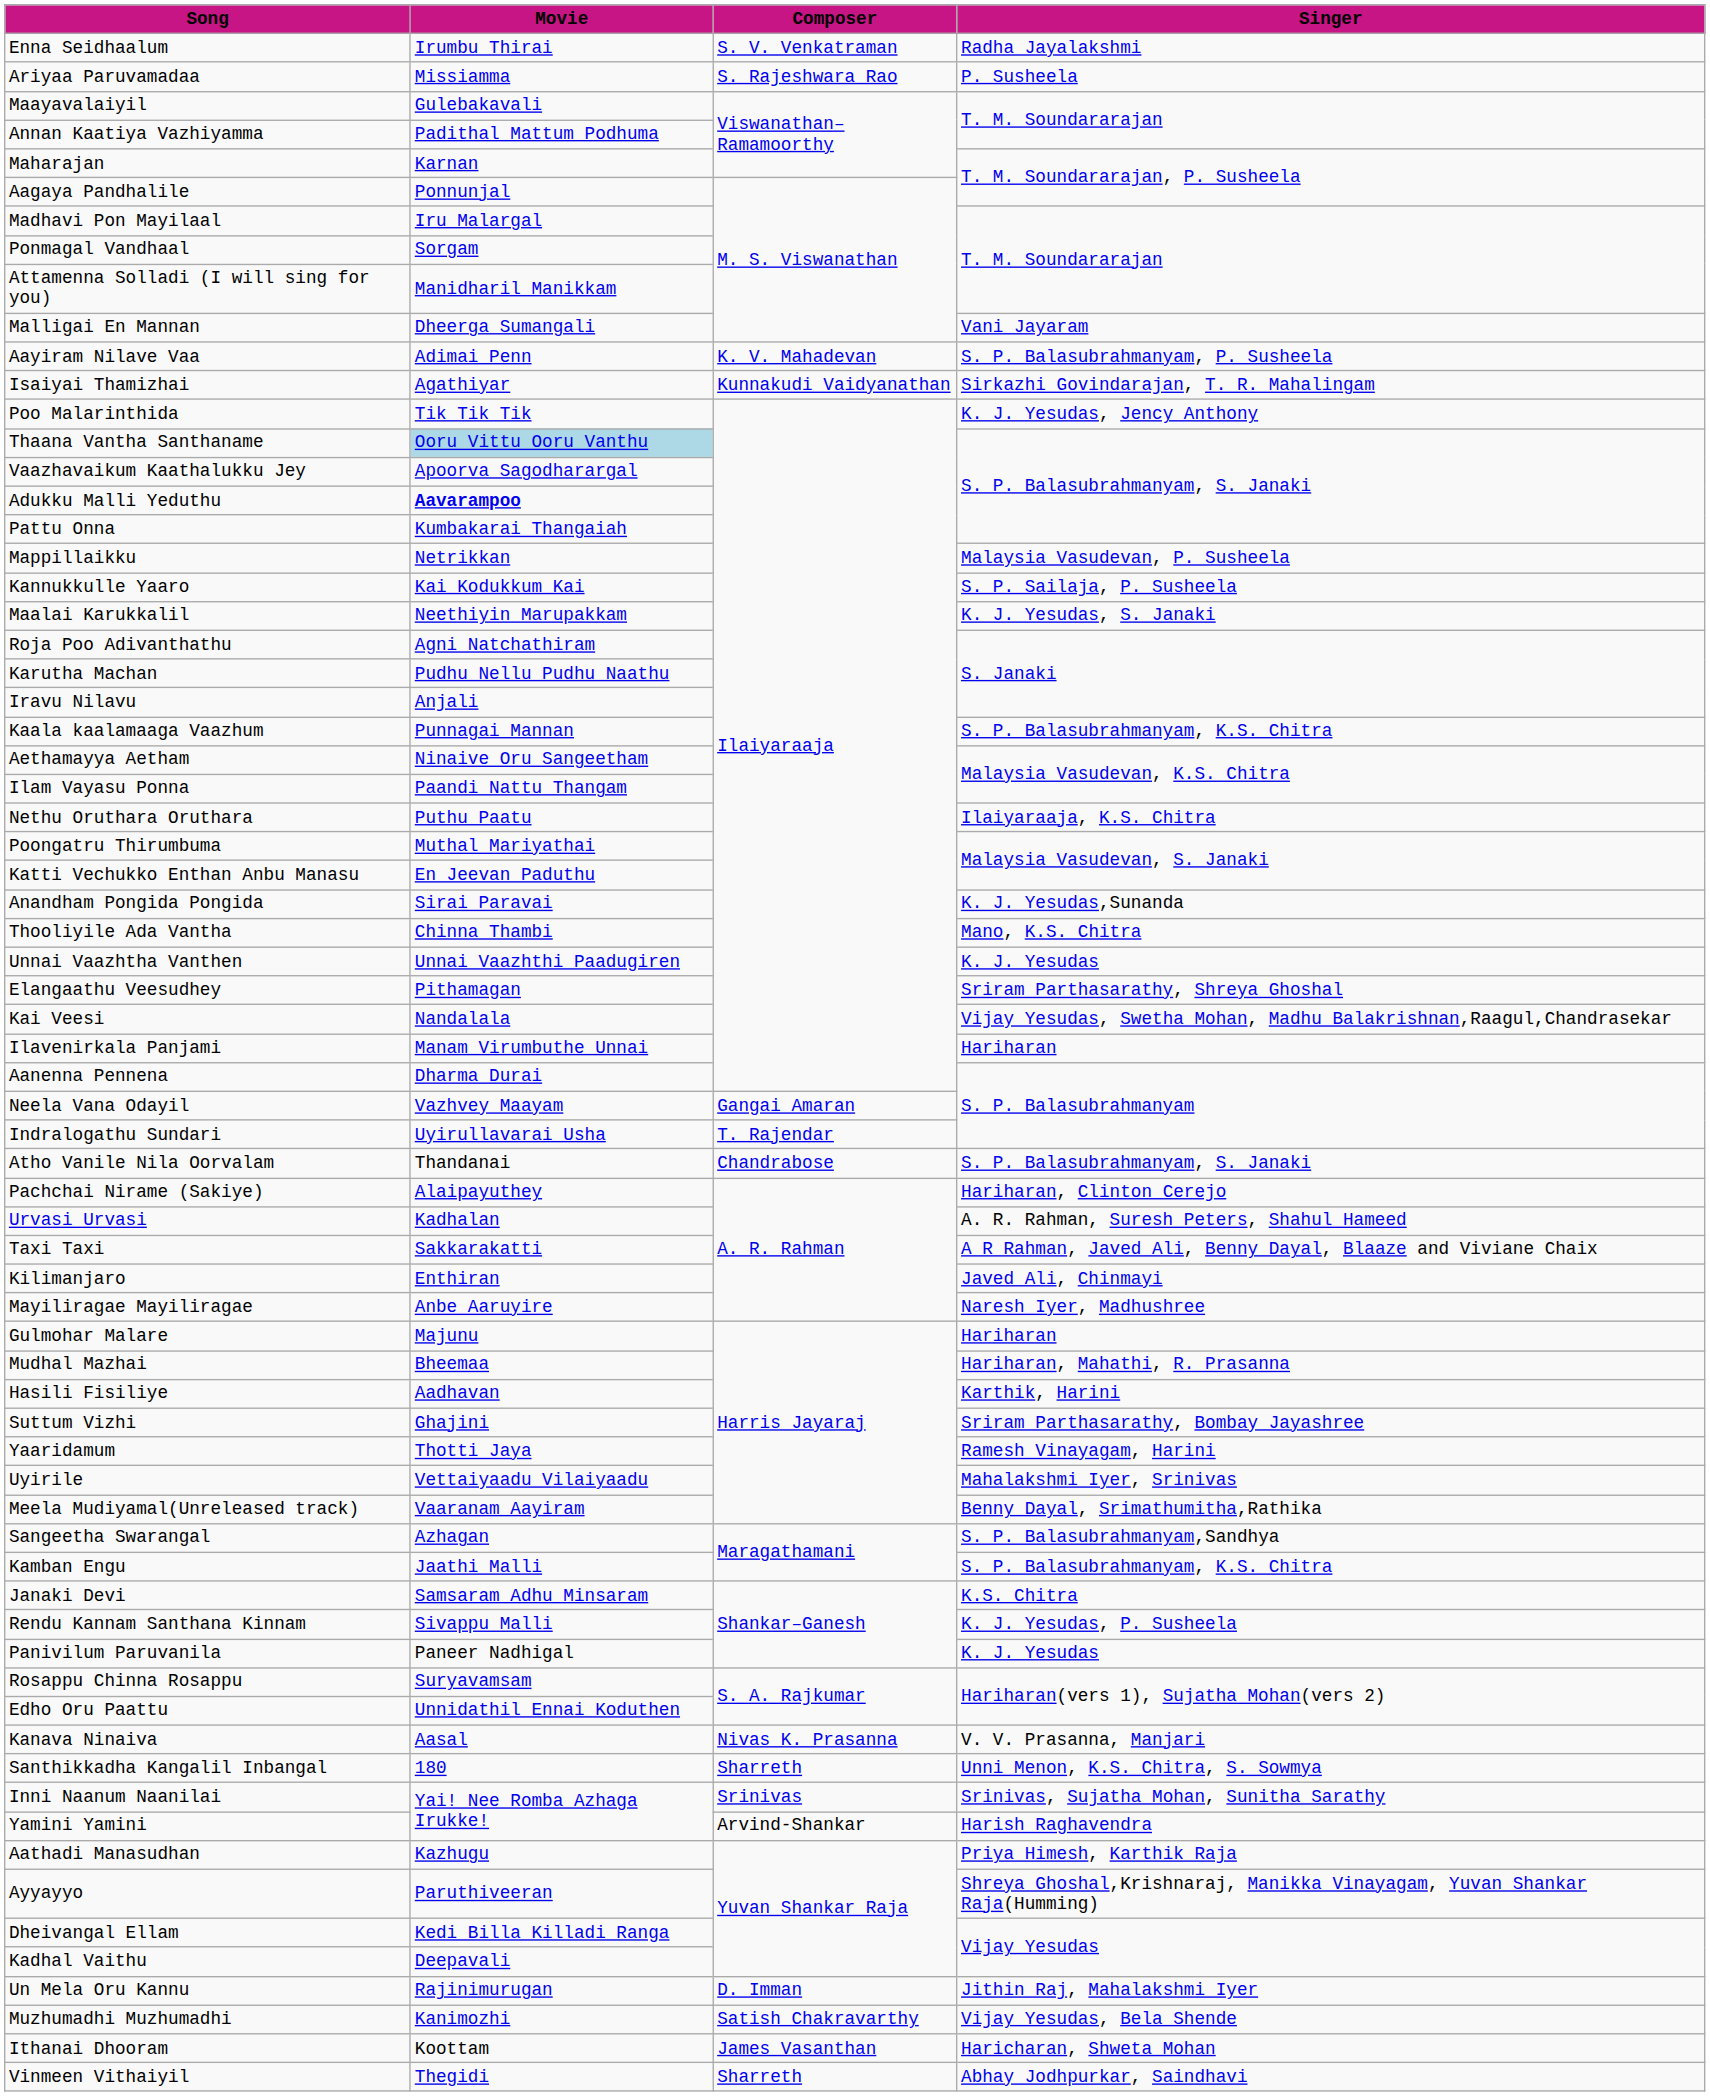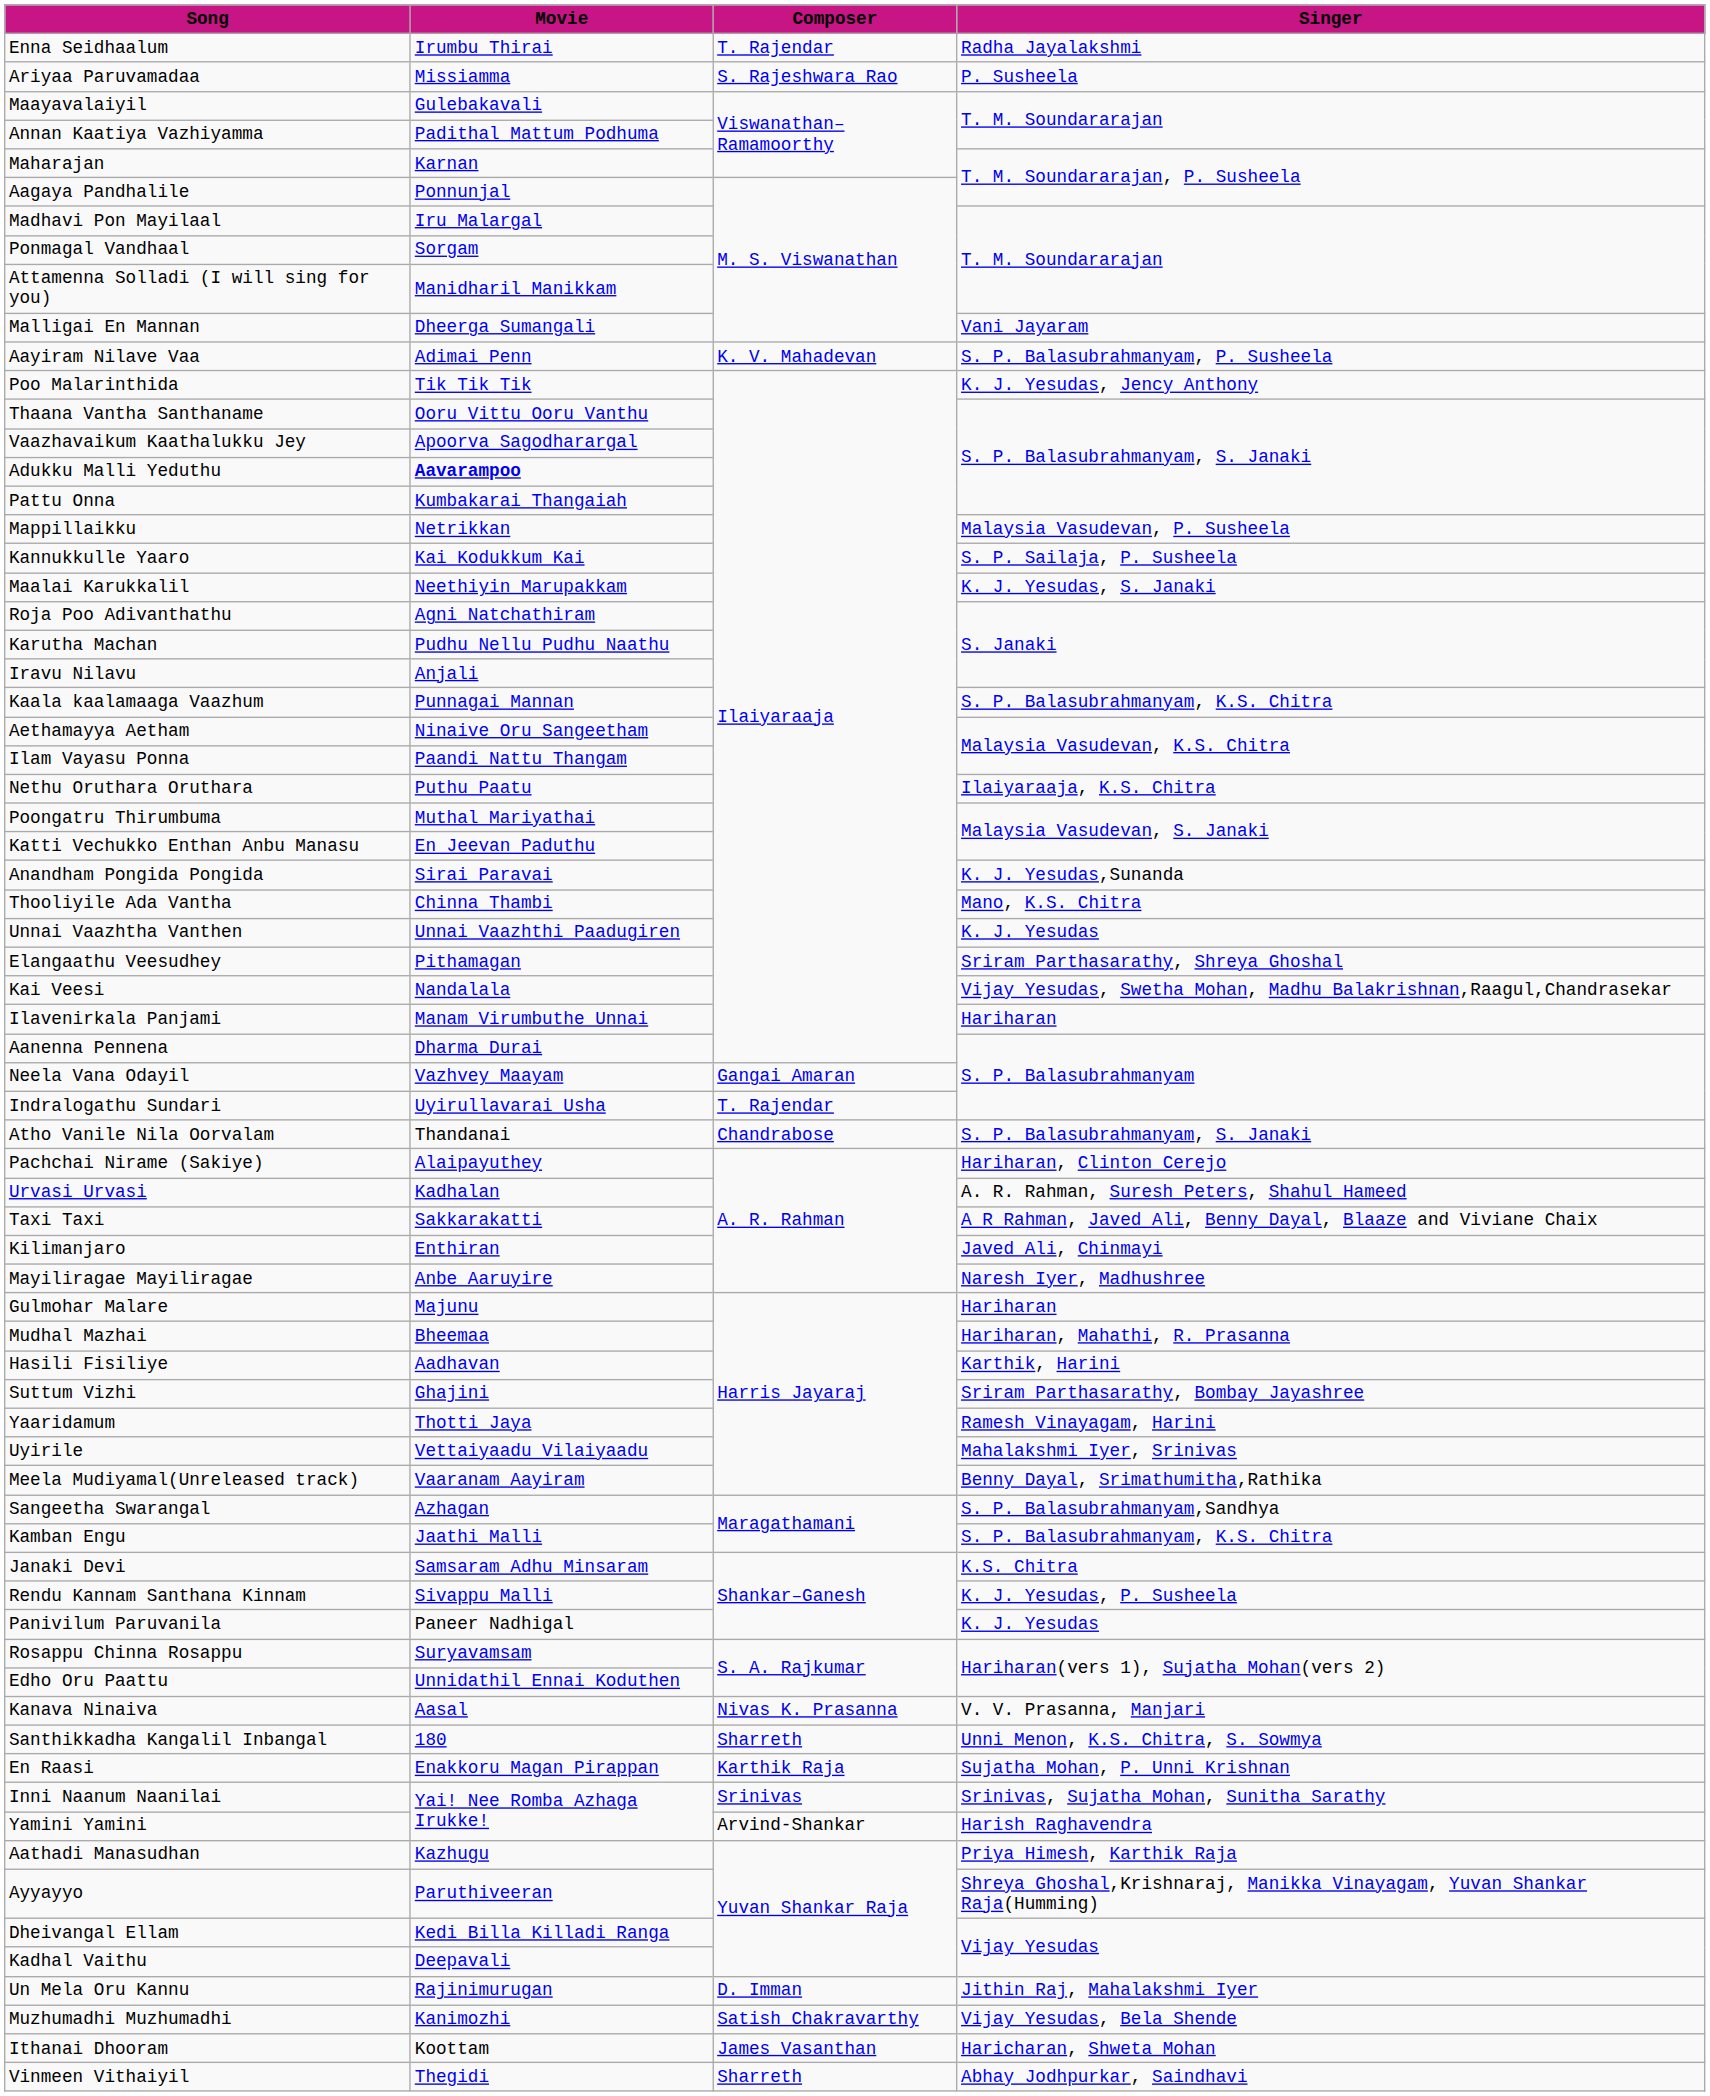(807, 48) S. V. Venkatraman -> (776, 48) T. Rajendar
- row: (99, 385)
(531, 443) lightblue background -> (531, 414) no background
+ row: (51, 1768)
